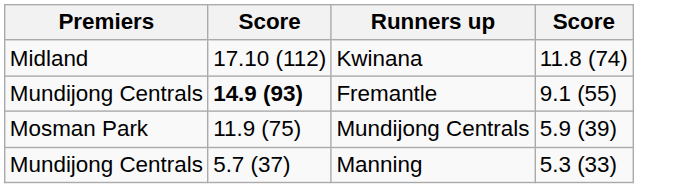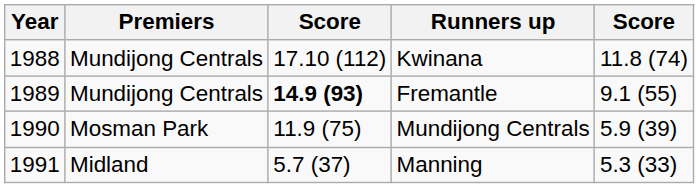+ column: (35, 22)
(49, 57) Midland -> (167, 57) Mundijong Centrals
(106, 164) Mundijong Centrals -> (109, 164) Midland
